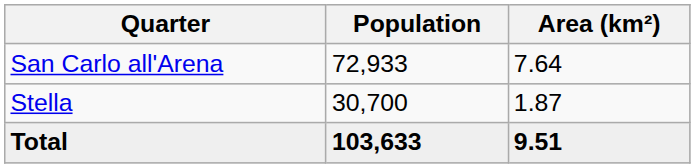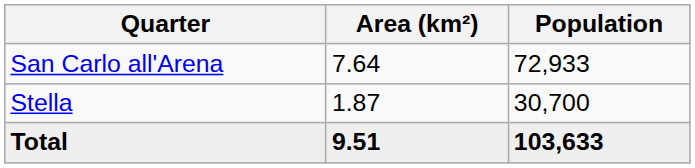columns swapped: (417, 24) <-> (599, 24)
